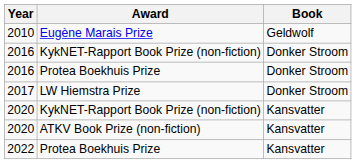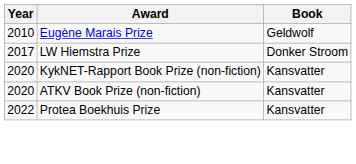- row: (21, 52)
- row: (21, 71)
